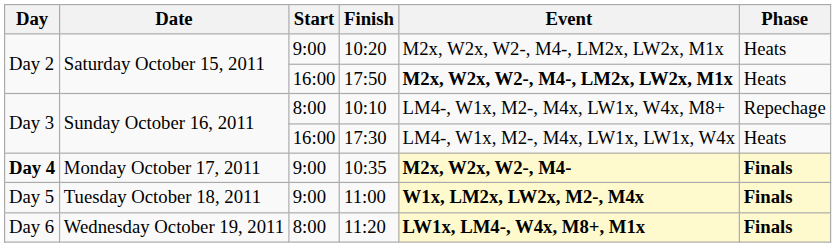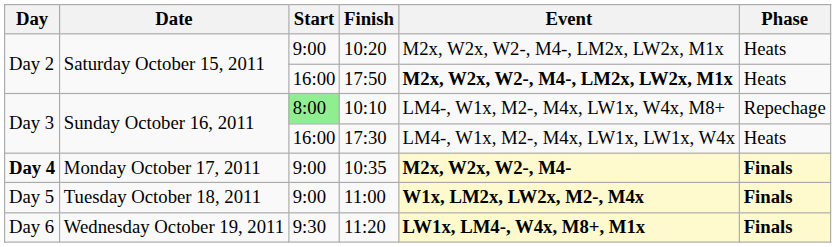(309, 108) no background -> (309, 108) lightgreen background
(309, 227) 8:00 -> (309, 227) 9:30
